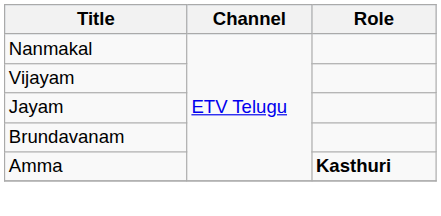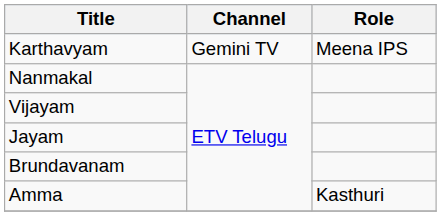+ row: (58, 48)
(354, 166) bold -> (350, 195) normal
